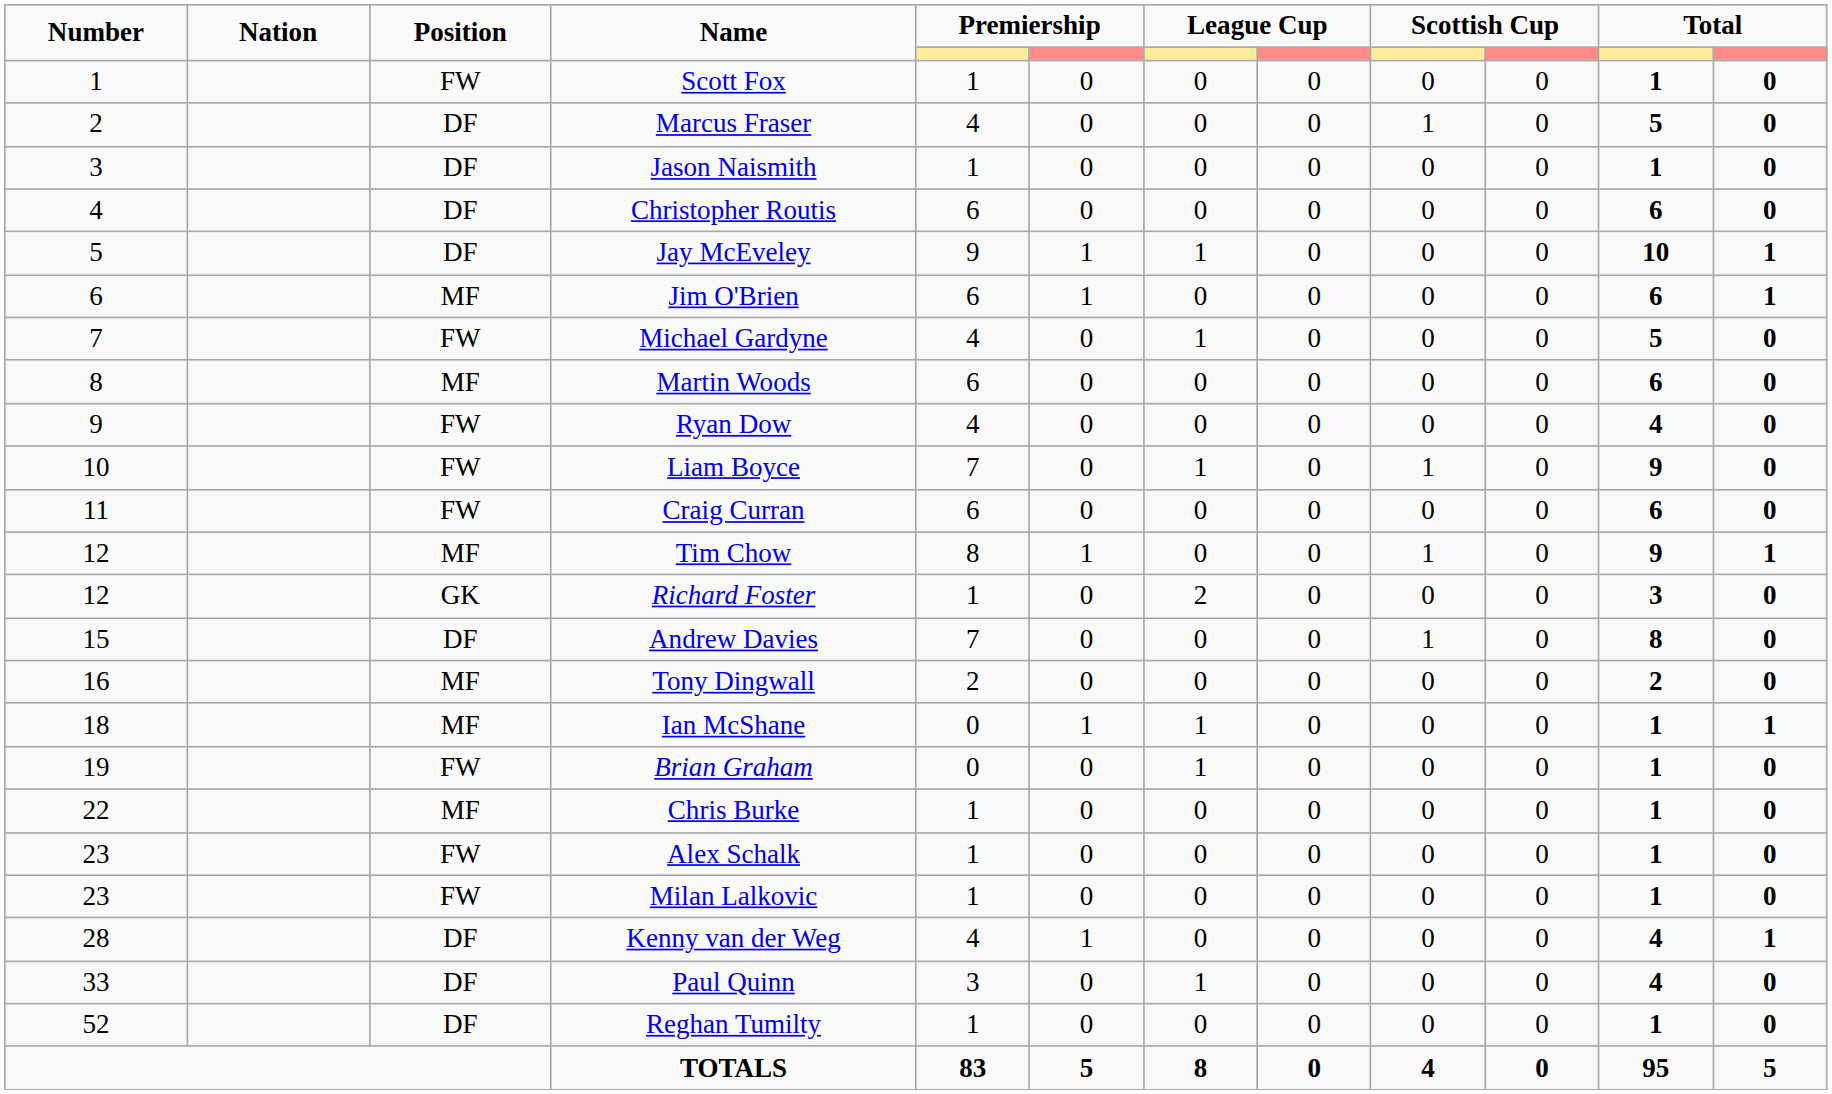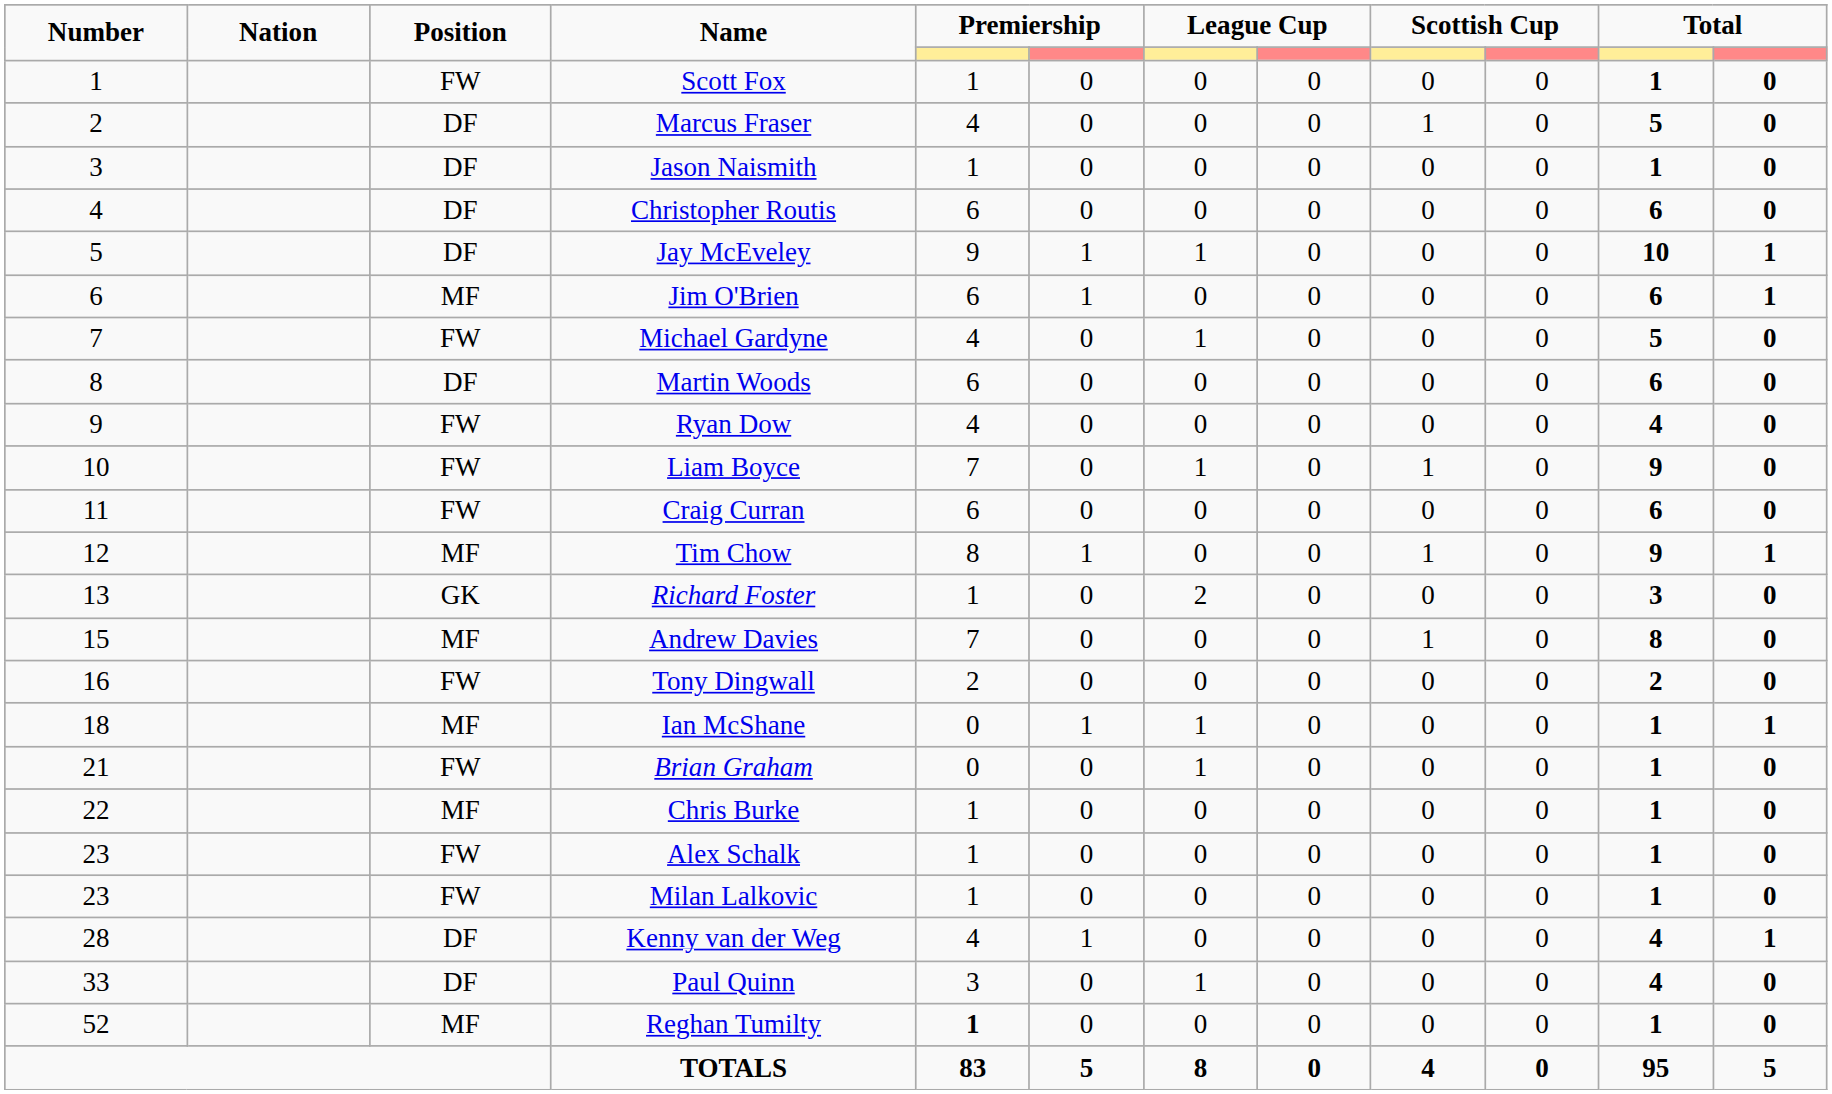(460, 381) MF -> (460, 381) DF
(96, 595) 12 -> (96, 595) 13
(460, 638) DF -> (460, 638) MF
(460, 681) MF -> (460, 681) FW
(96, 767) 19 -> (96, 767) 21
(460, 1024) DF -> (460, 1024) MF
(973, 1024) normal -> (973, 1024) bold
